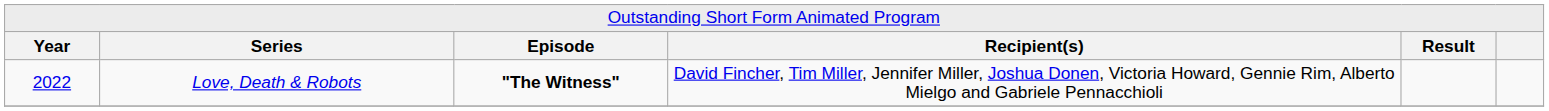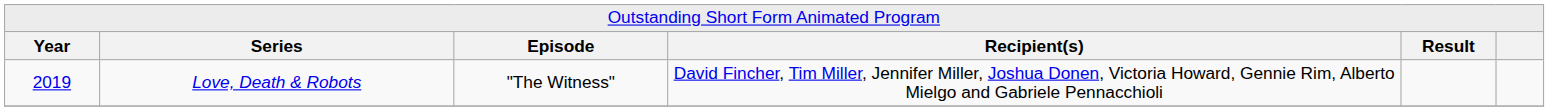(52, 82) 2022 -> (52, 82) 2019
(561, 82) bold -> (561, 82) normal
